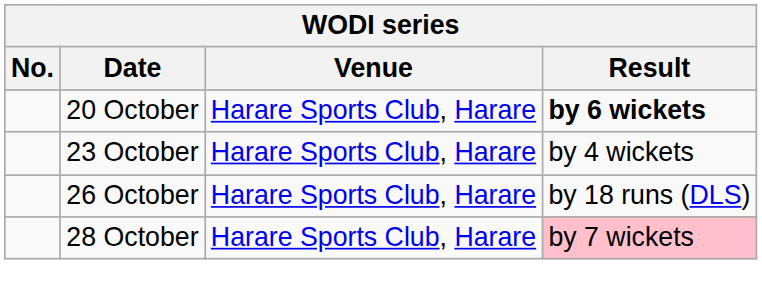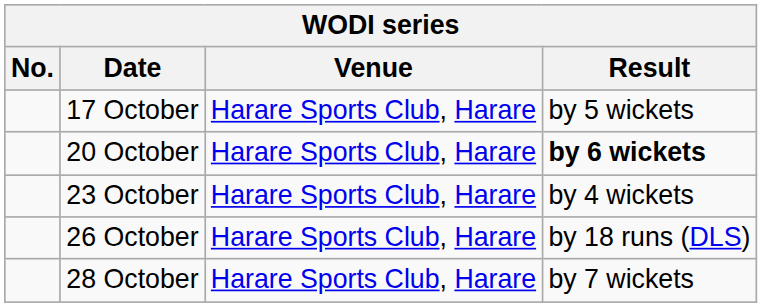+ row: (132, 110)
(621, 237) pink background -> (621, 279) no background
